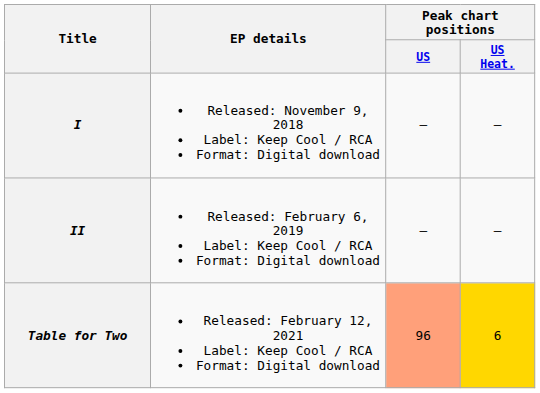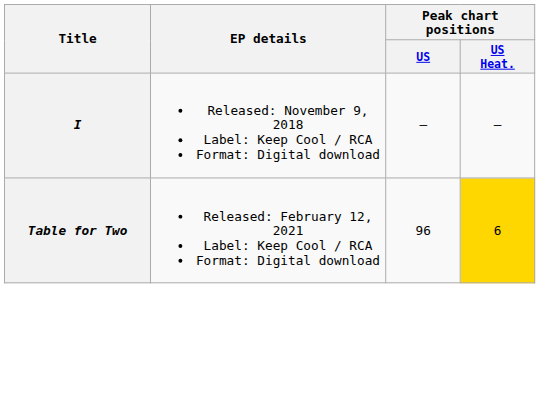- row: (78, 231)
(423, 336) lightsalmon background -> (423, 231) no background
